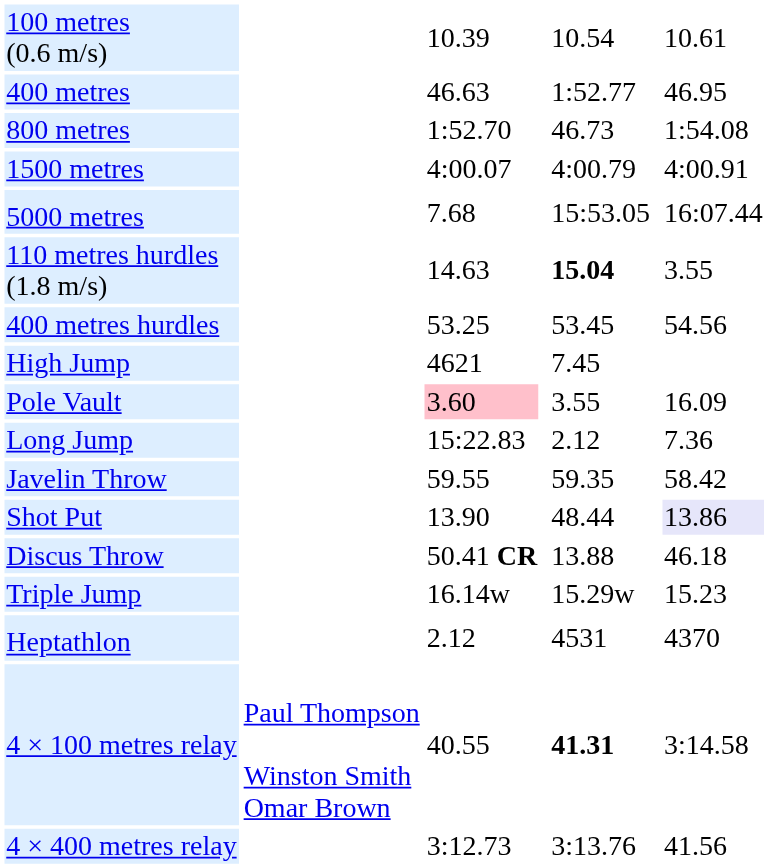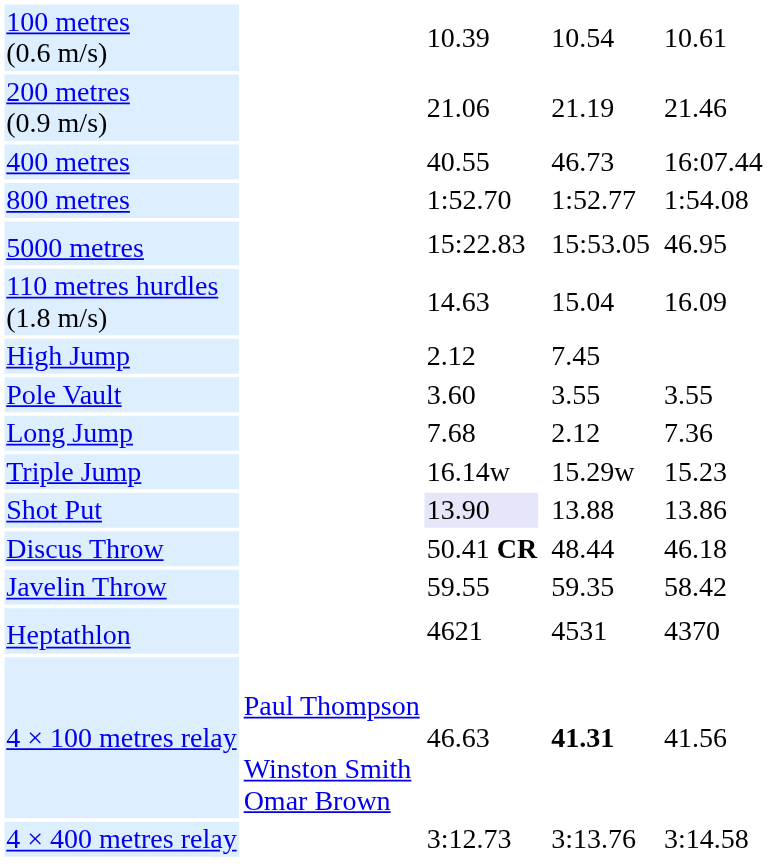+ row: (68, 107)
(458, 91) 46.63 -> (458, 161) 40.55
(594, 91) 1:52.77 -> (583, 161) 46.73
(695, 91) 46.95 -> (713, 161) 16:07.44
(583, 130) 46.73 -> (594, 200) 1:52.77
- row: (75, 168)
(451, 211) 7.68 -> (476, 243) 15:22.83
(713, 211) 16:07.44 -> (695, 243) 46.95
(583, 270) bold -> (583, 302) normal
(688, 270) 3.55 -> (695, 302) 16.09
- row: (113, 324)
(455, 363) 4621 -> (451, 356) 2.12
(451, 401) pink background -> (451, 394) no background
(695, 401) 16.09 -> (688, 394) 3.55
(476, 440) 15:22.83 -> (451, 433) 7.68
rows swapped: (74, 594) <-> (86, 478)
(458, 517) no background -> (458, 510) lavender background
(583, 517) 48.44 -> (583, 510) 13.88
(695, 517) lavender background -> (695, 510) no background
(583, 555) 13.88 -> (583, 548) 48.44
(451, 637) 2.12 -> (455, 630) 4621
(458, 743) 40.55 -> (458, 736) 46.63
(706, 743) 3:14.58 -> (695, 736) 41.56
(695, 845) 41.56 -> (706, 838) 3:14.58
